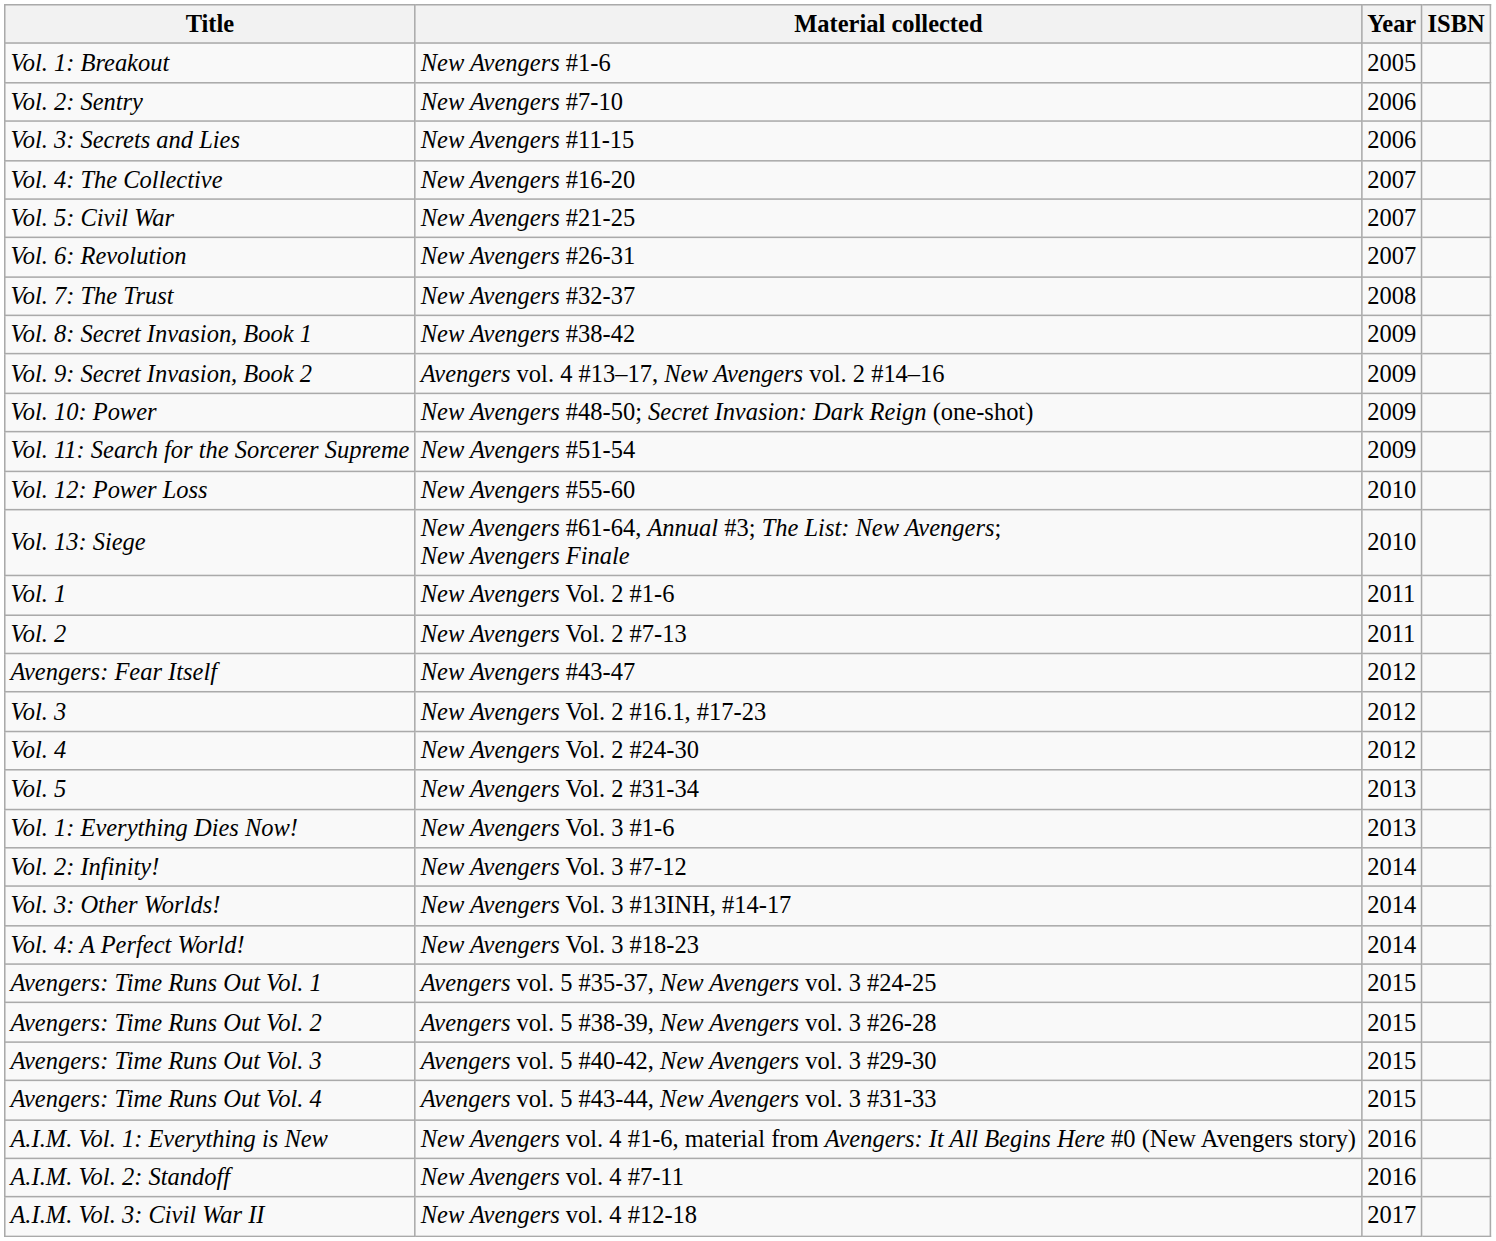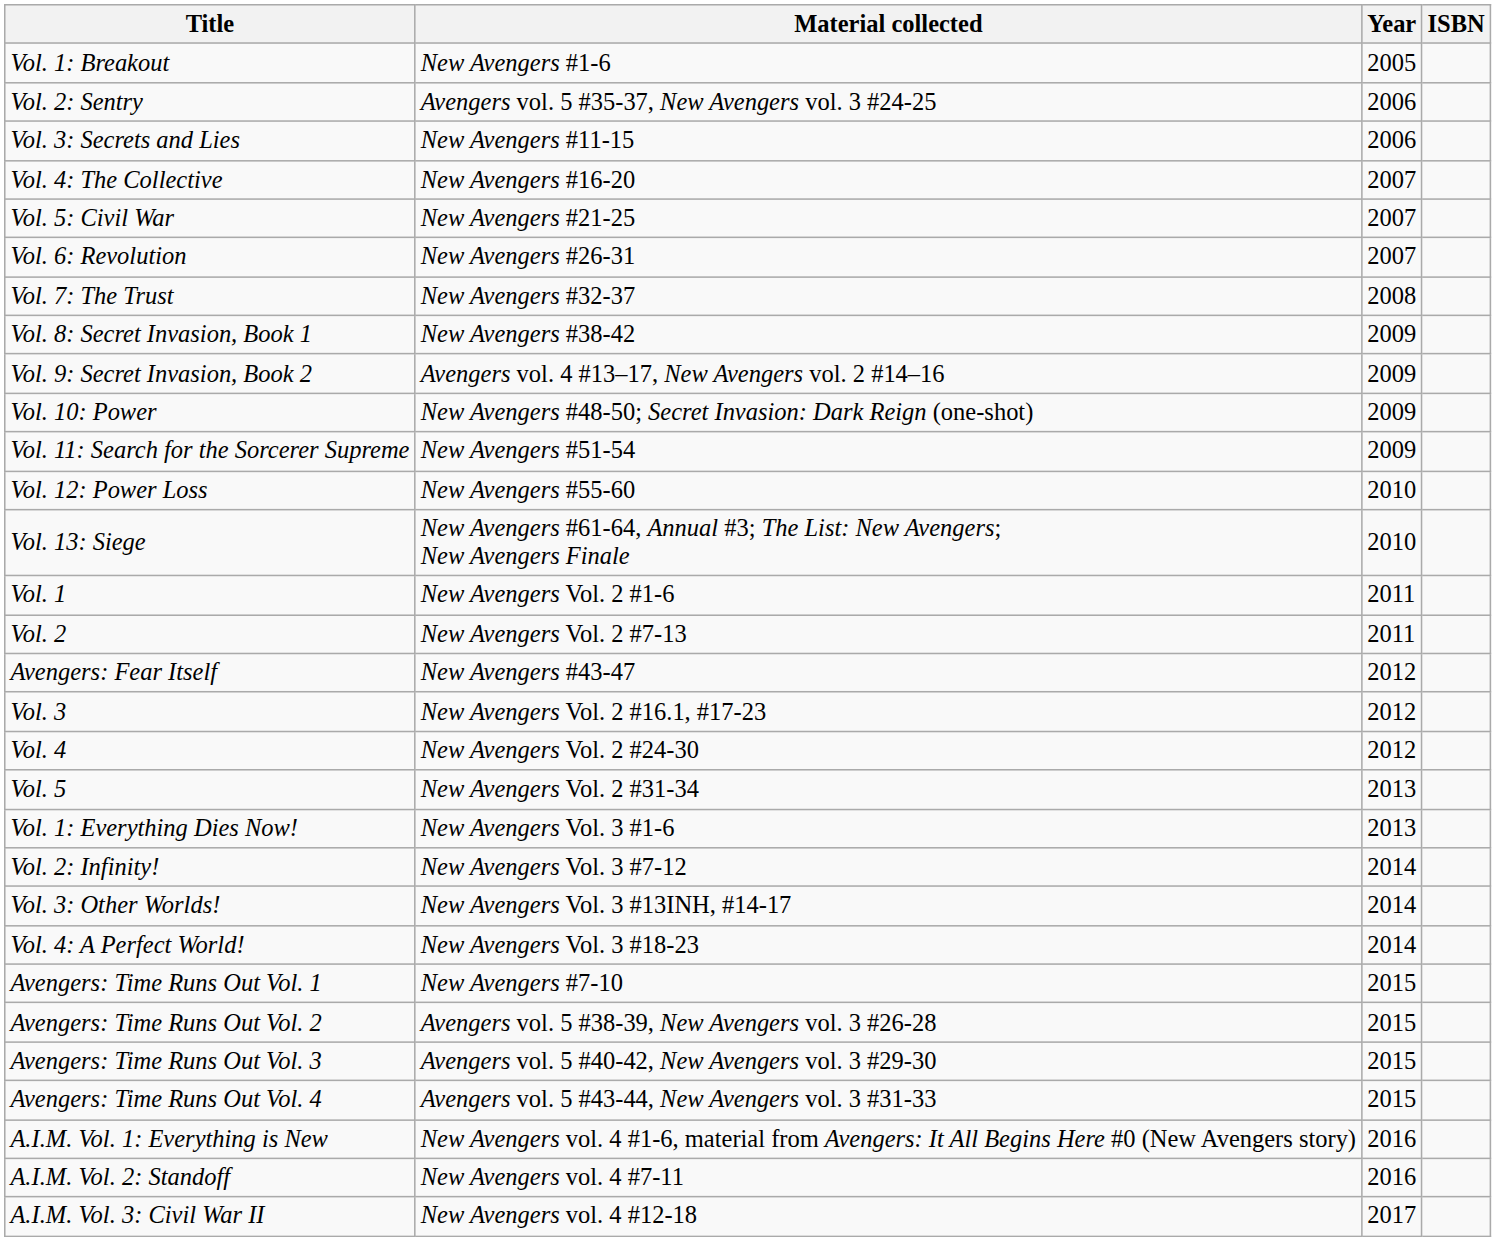(522, 101) New Avengers #7-10 -> (679, 101) Avengers vol. 5 #35-37, New Avengers vol. 3 #24-25
(679, 983) Avengers vol. 5 #35-37, New Avengers vol. 3 #24-25 -> (522, 983) New Avengers #7-10
